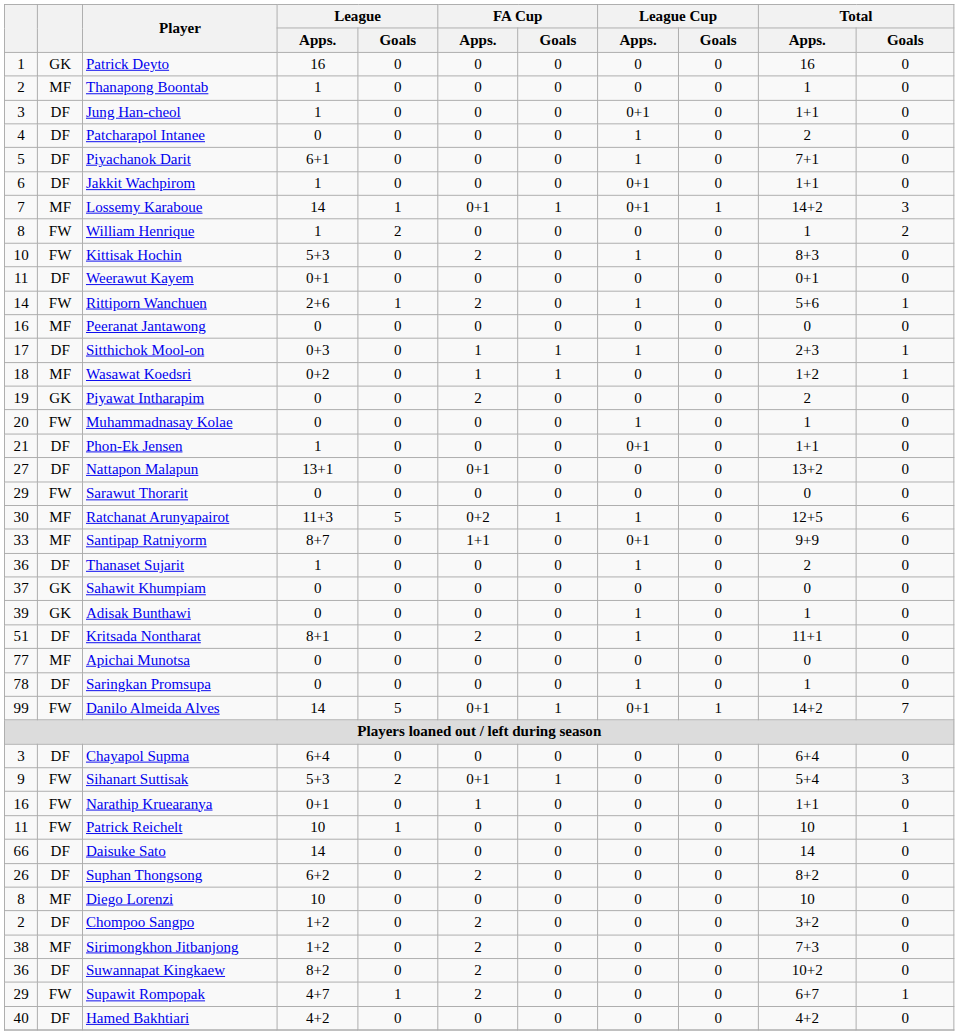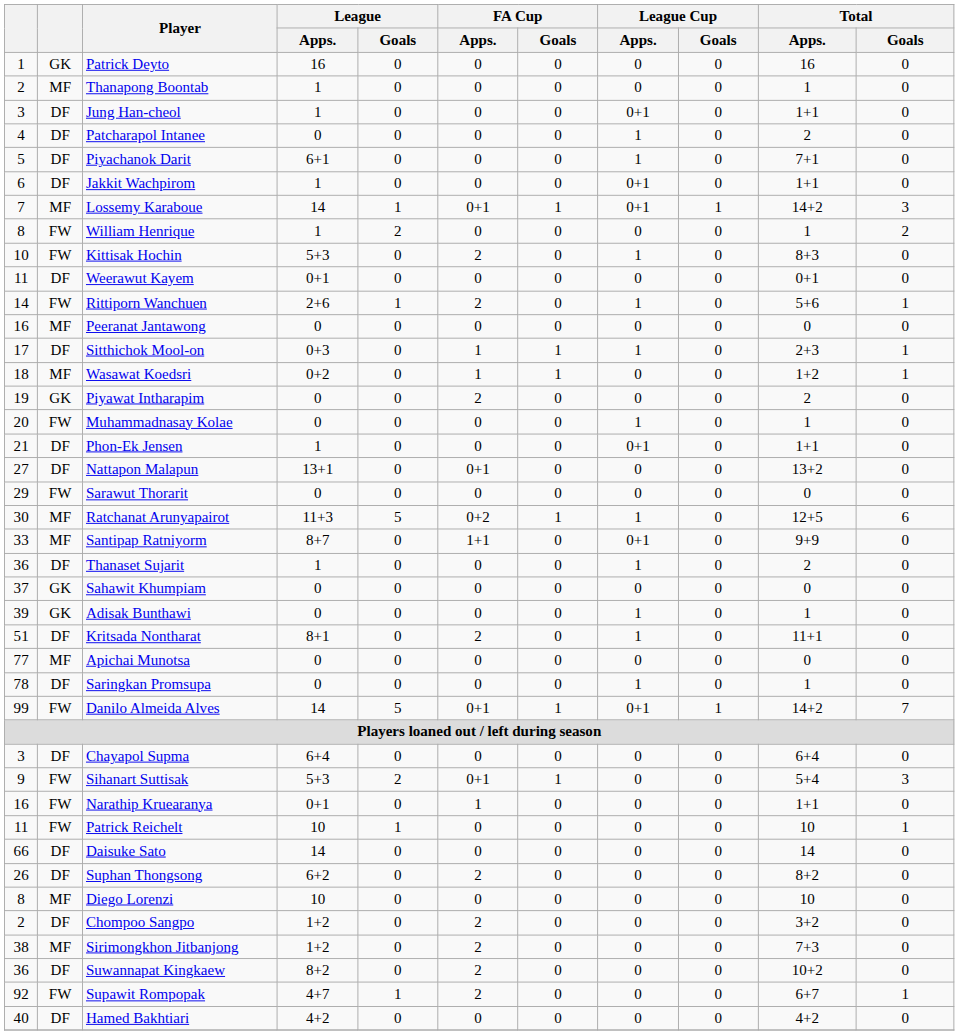(21, 994) 29 -> (21, 994) 92
